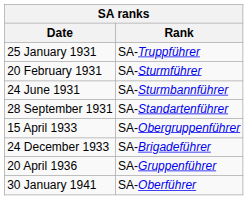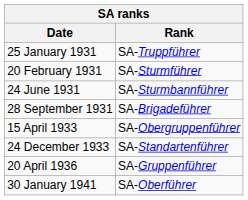(173, 109) SA-Standartenführer -> (164, 109) SA-Brigadeführer
(164, 147) SA-Brigadeführer -> (173, 147) SA-Standartenführer
